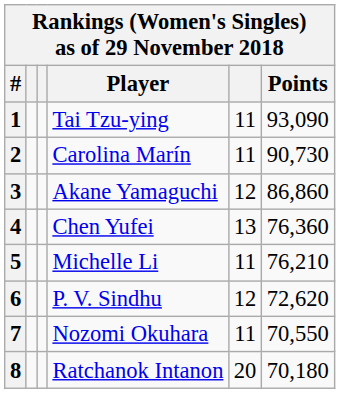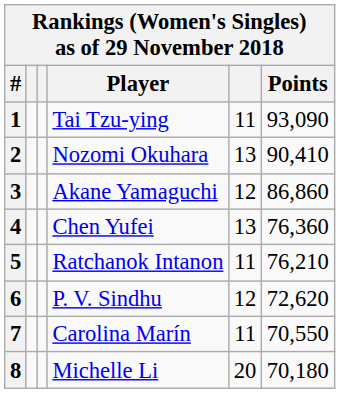(122, 155) Carolina Marín -> (130, 155) Nozomi Okuhara
(245, 155) 11 -> (245, 155) 13
(298, 155) 90,730 -> (298, 155) 90,410
(105, 262) Michelle Li -> (138, 262) Ratchanok Intanon
(130, 333) Nozomi Okuhara -> (122, 333) Carolina Marín
(138, 369) Ratchanok Intanon -> (105, 369) Michelle Li
